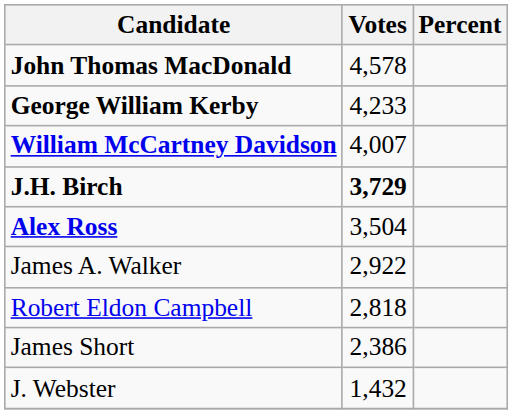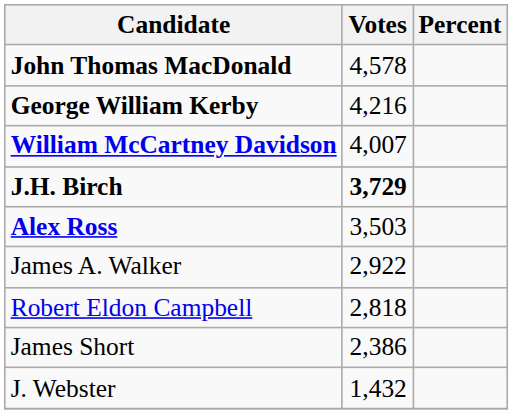(378, 105) 4,233 -> (378, 105) 4,216
(378, 226) 3,504 -> (378, 226) 3,503
